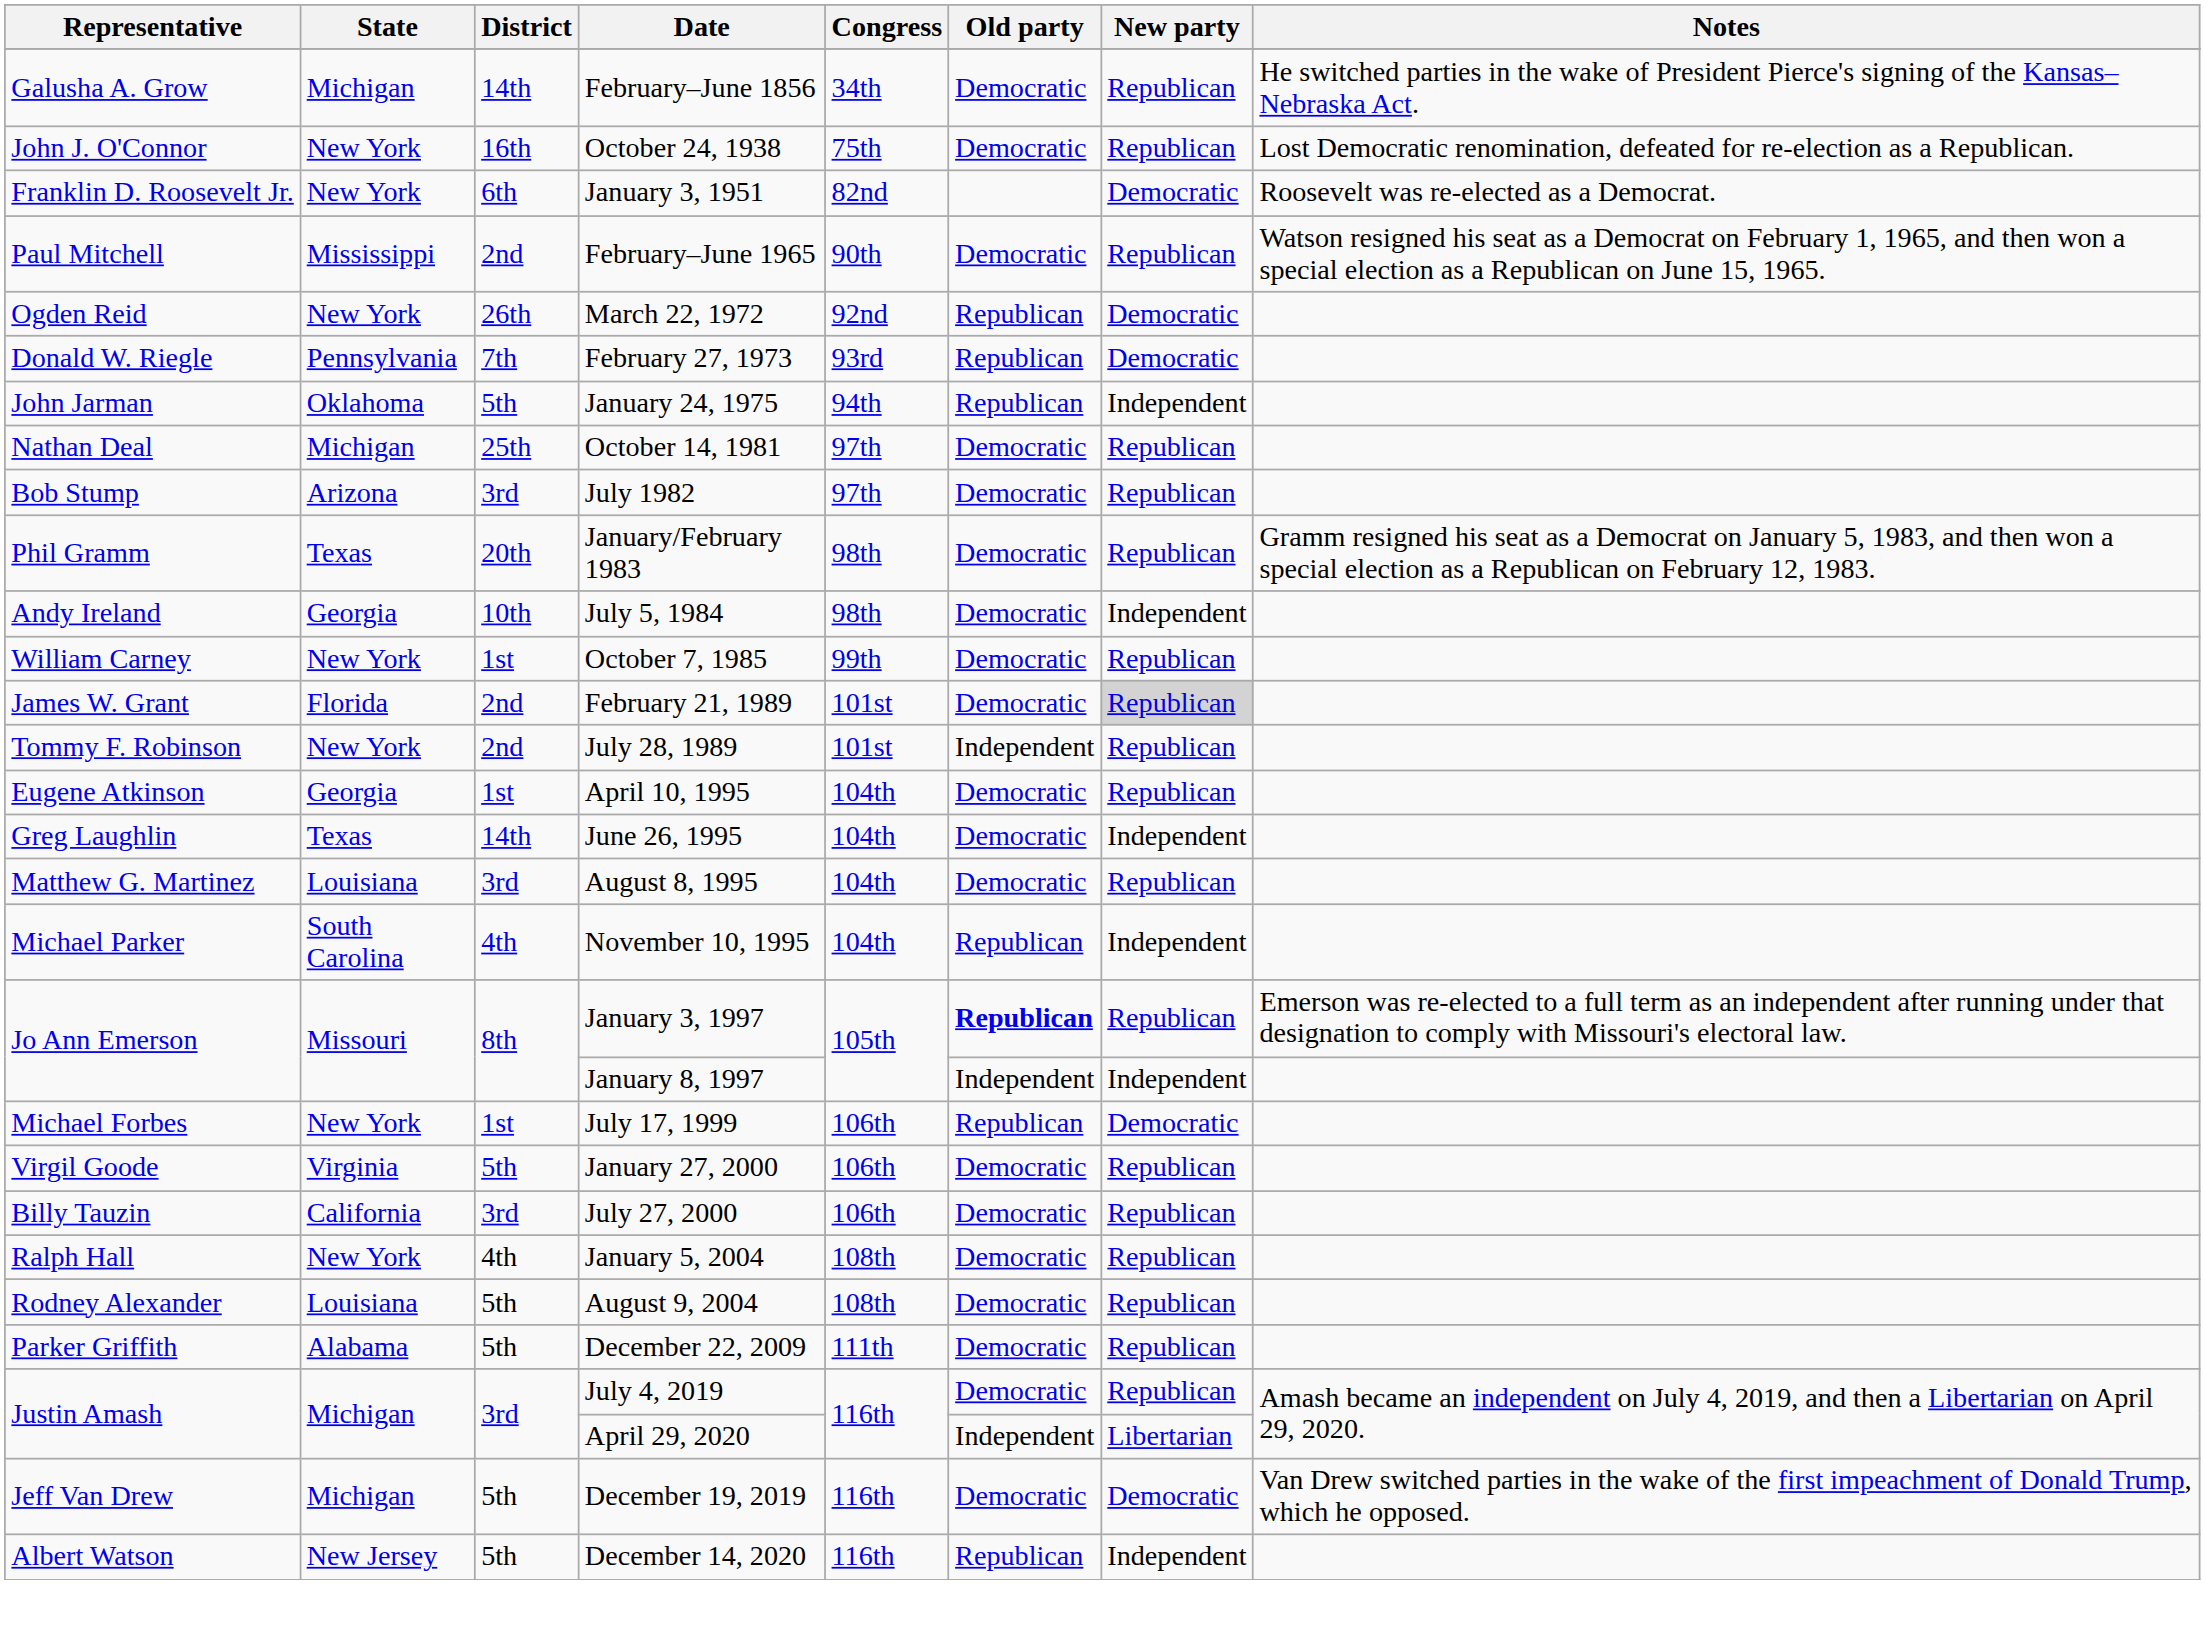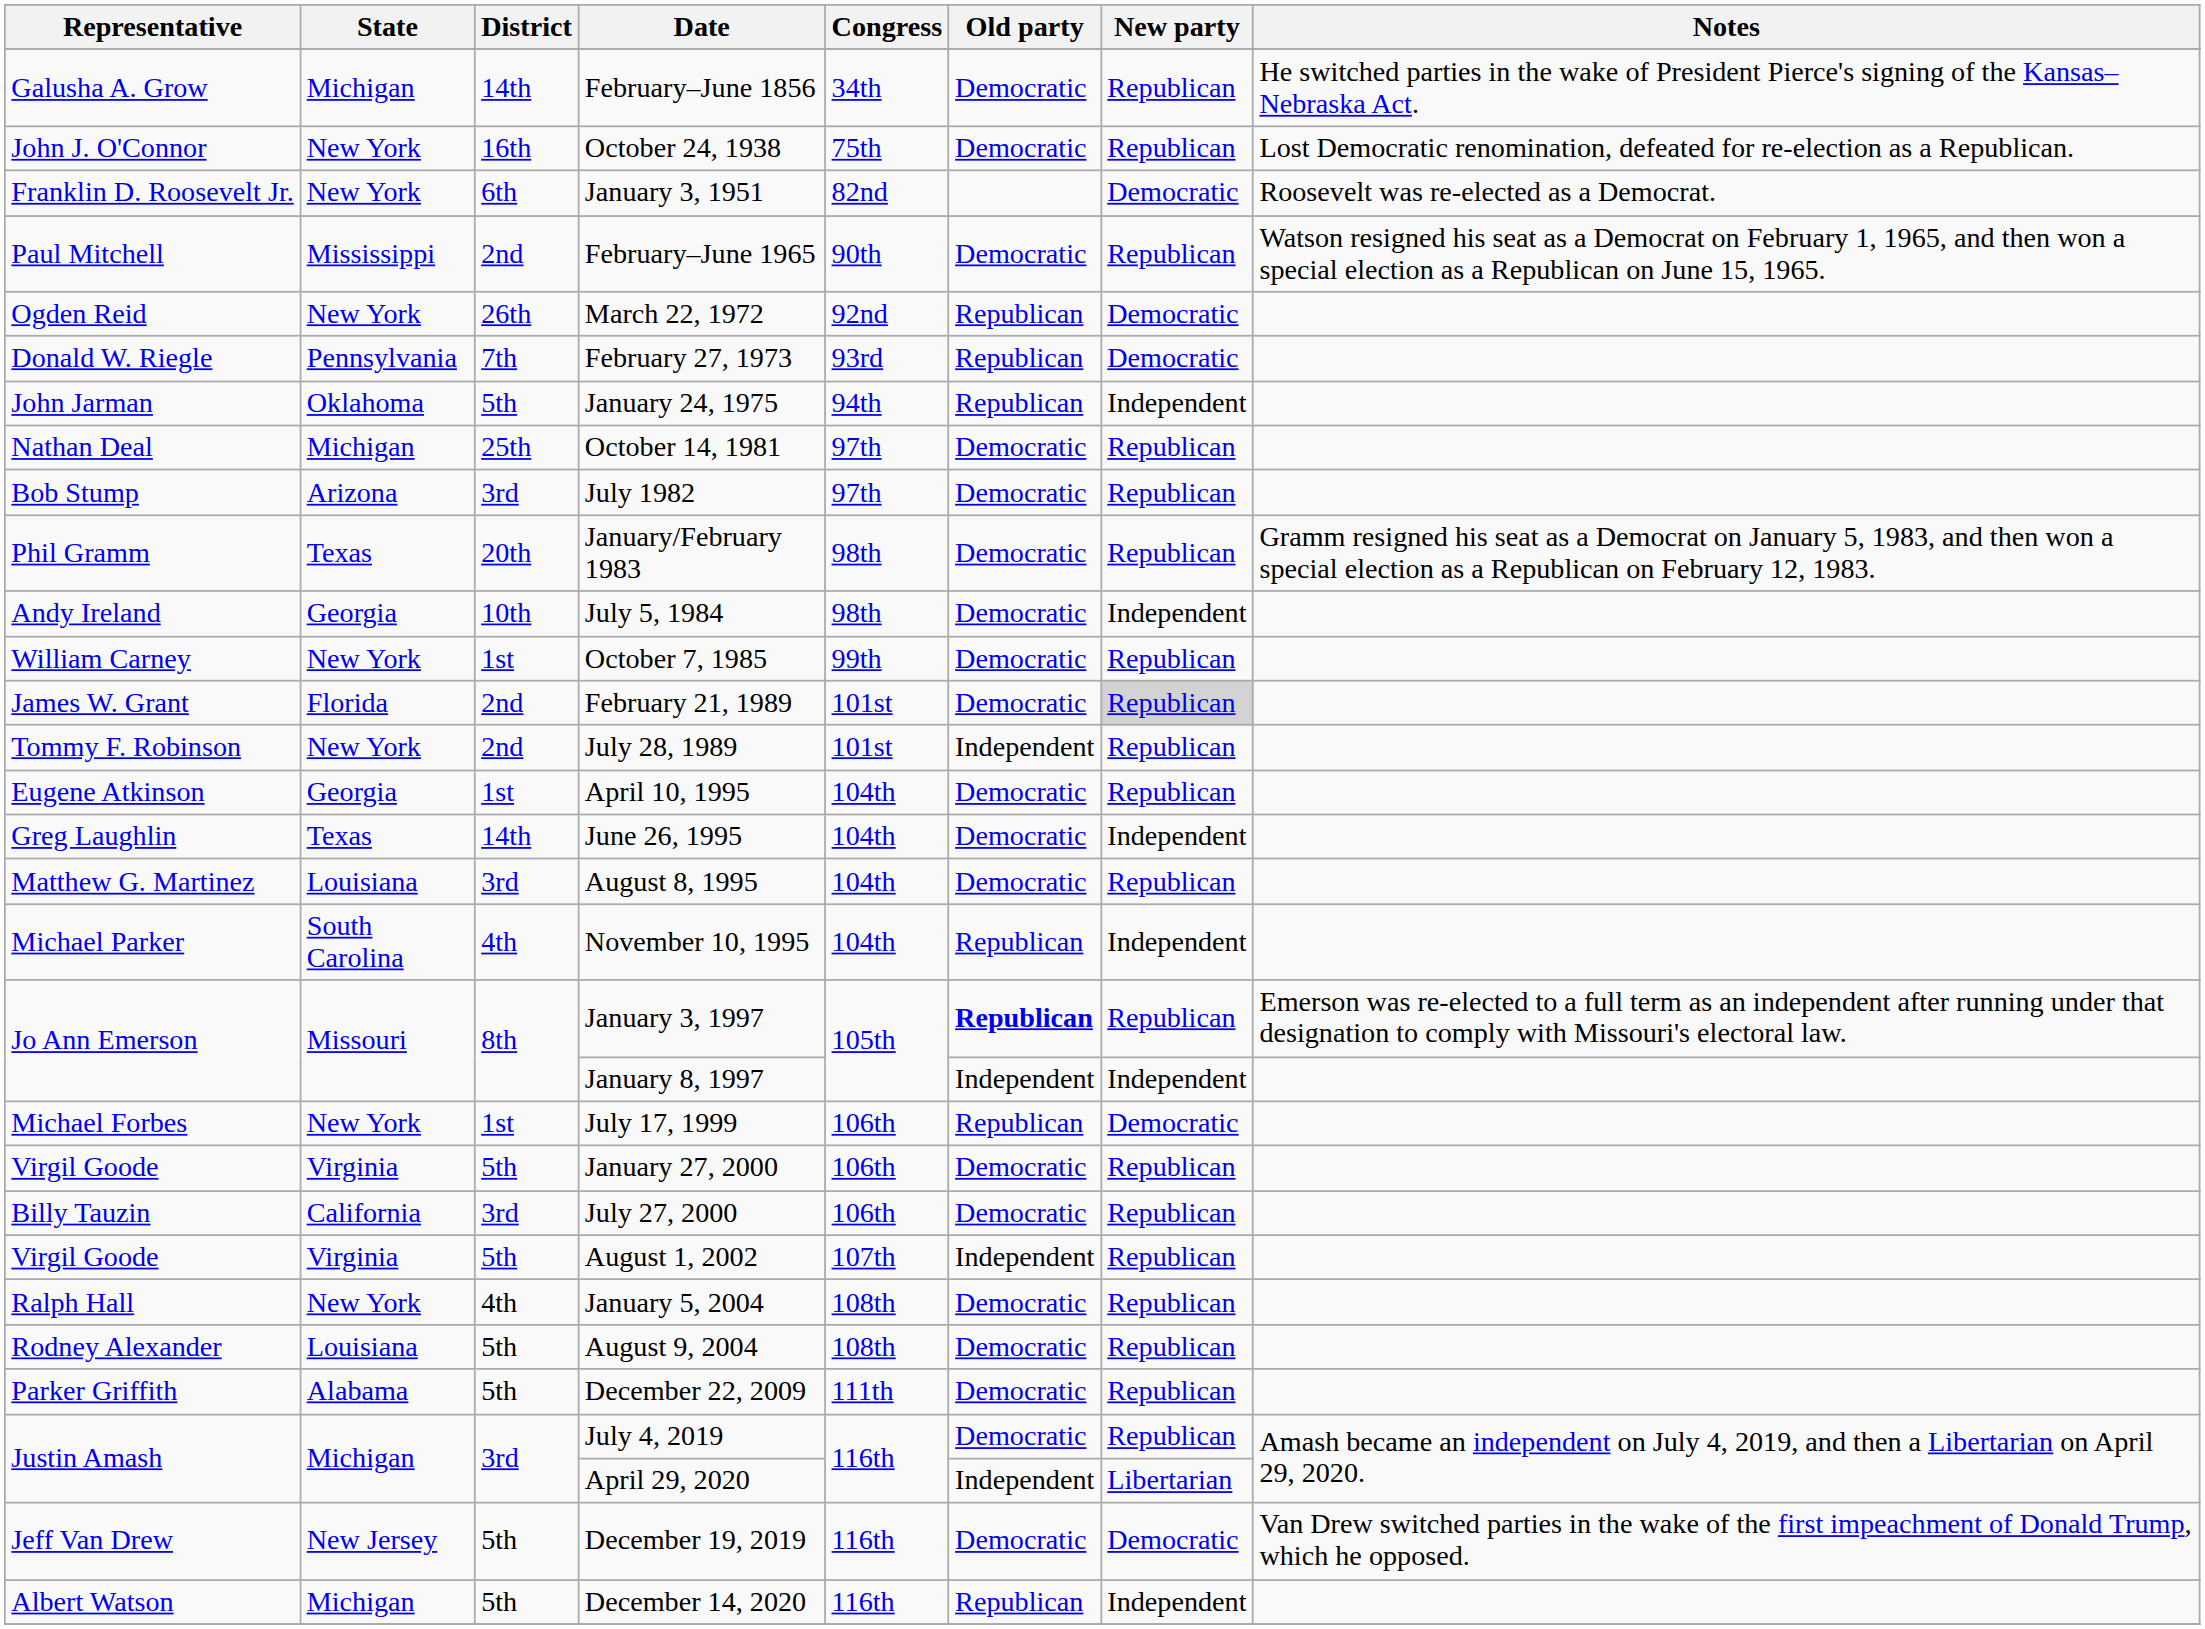+ row: (671, 1257)
(361, 1496) Michigan -> (372, 1540) New Jersey
(372, 1556) New Jersey -> (361, 1601) Michigan
